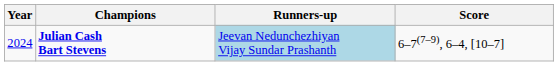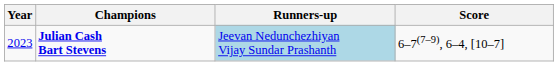(20, 43) 2024 -> (20, 43) 2023
